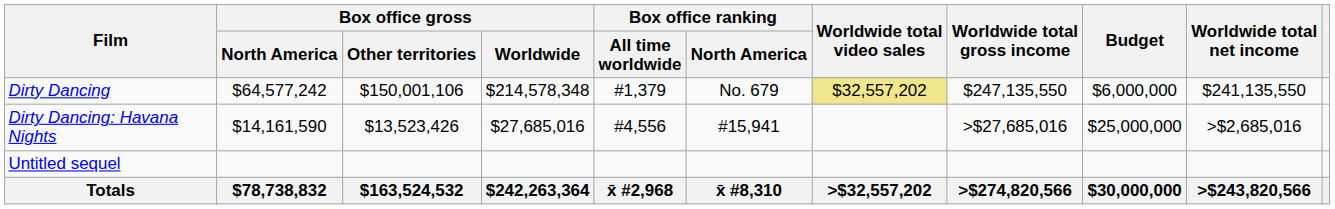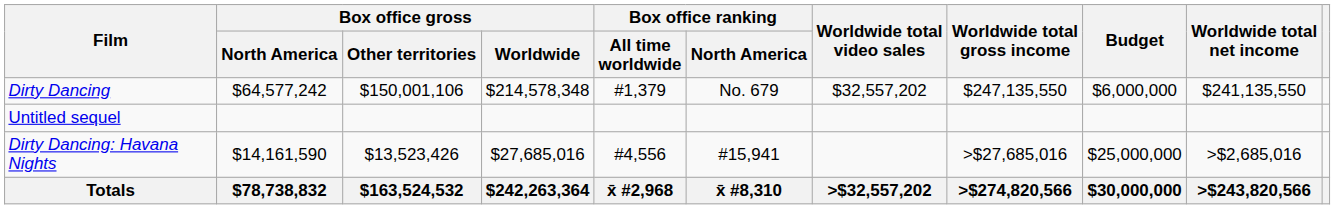(880, 90) khaki background -> (880, 90) no background
rows swapped: (93, 127) <-> (65, 163)
